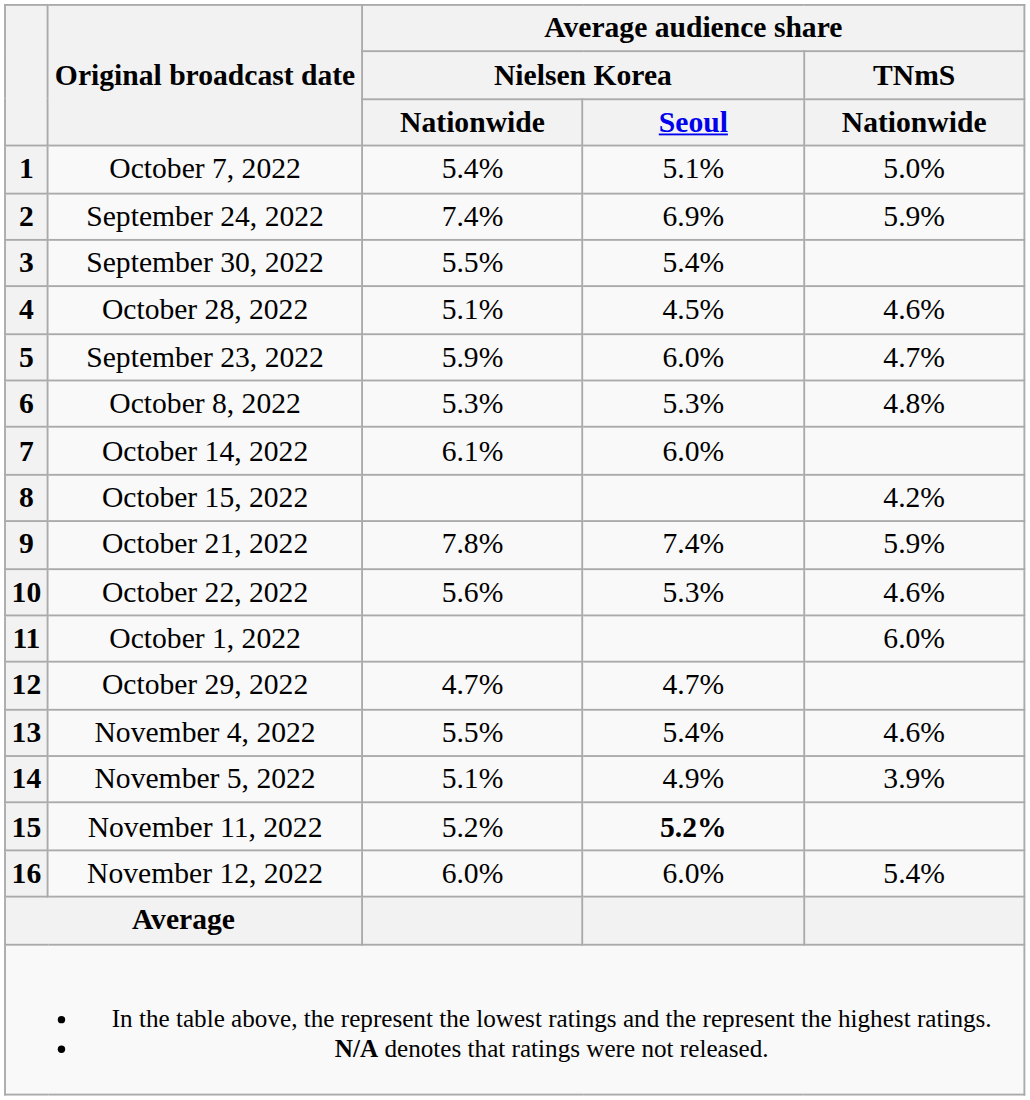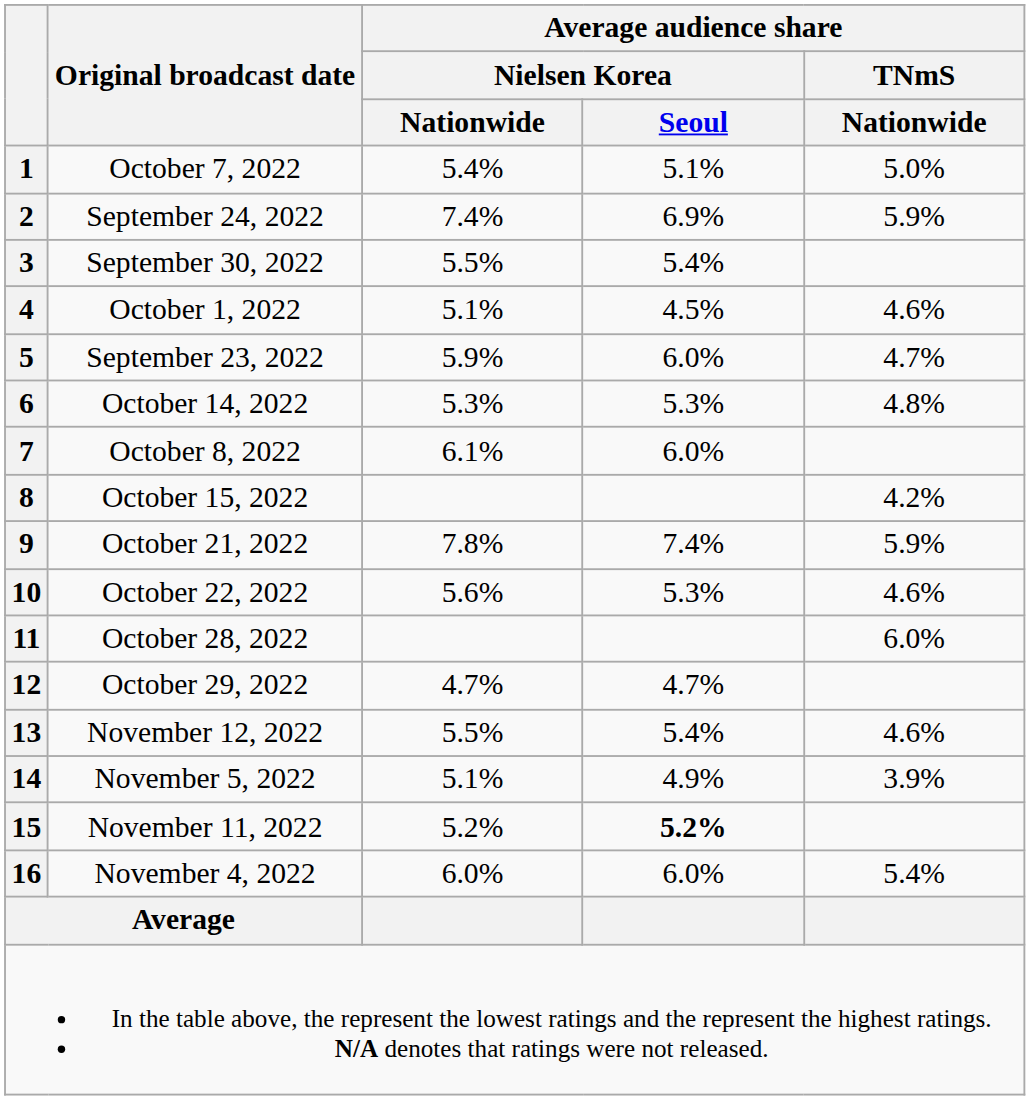(205, 309) October 28, 2022 -> (205, 309) October 1, 2022
(205, 403) October 8, 2022 -> (205, 403) October 14, 2022
(205, 450) October 14, 2022 -> (205, 450) October 8, 2022
(205, 638) October 1, 2022 -> (205, 638) October 28, 2022
(205, 732) November 4, 2022 -> (205, 732) November 12, 2022
(205, 872) November 12, 2022 -> (205, 872) November 4, 2022
